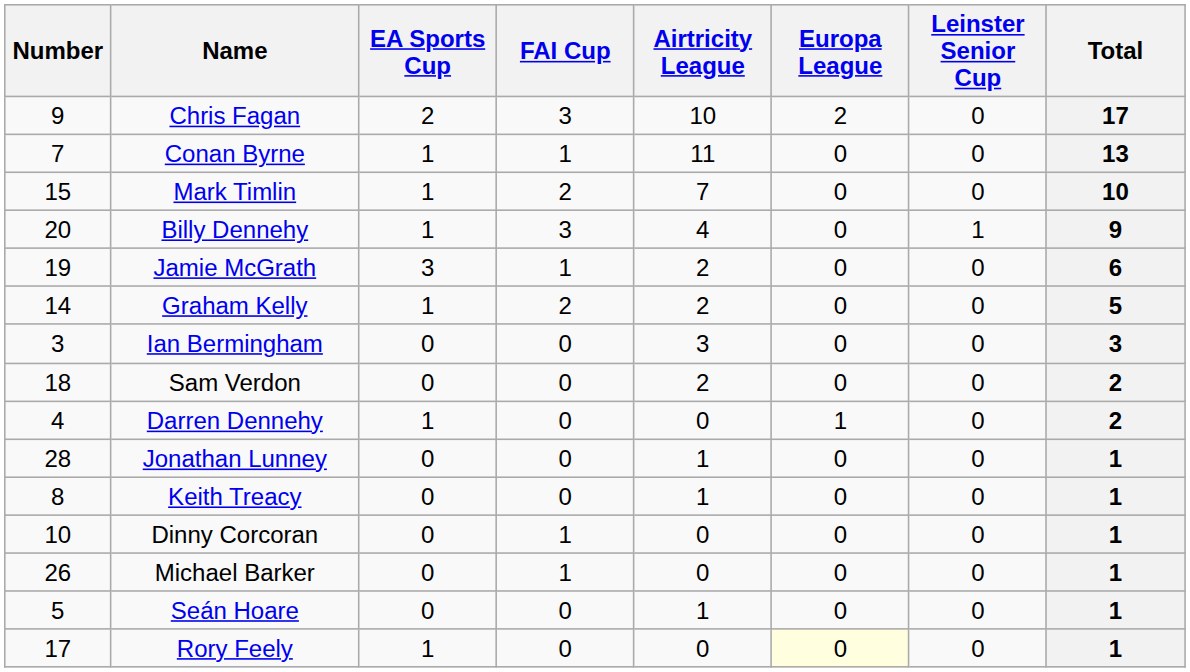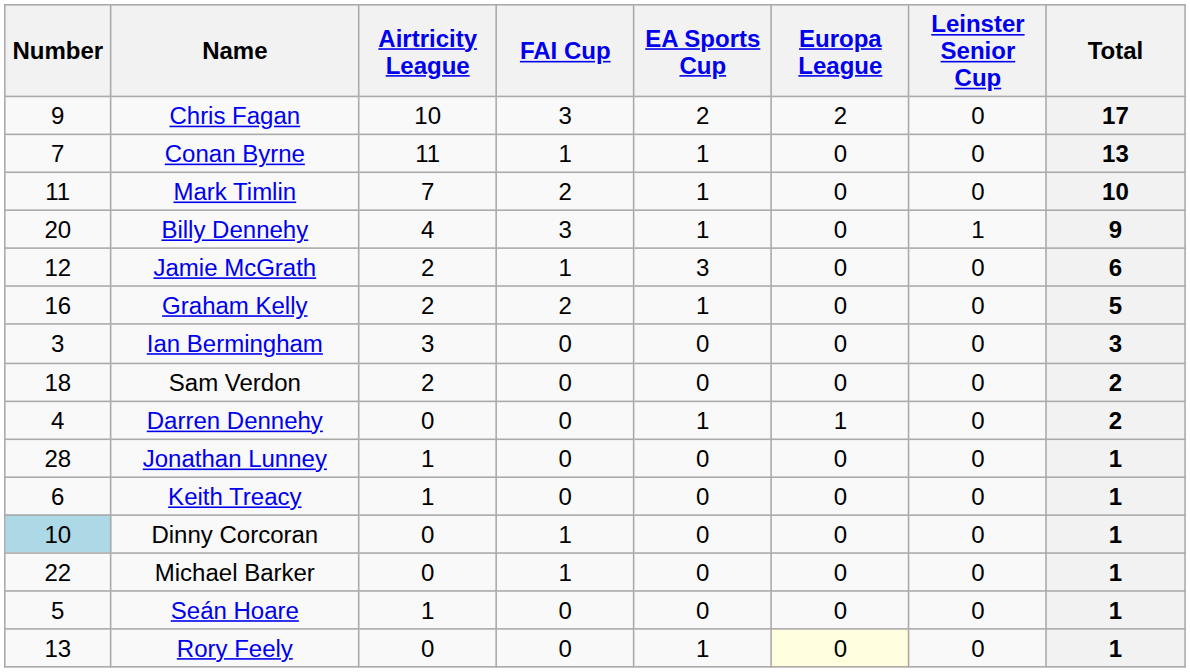columns swapped: (703, 51) <-> (428, 51)
(58, 192) 15 -> (58, 192) 11
(58, 268) 19 -> (58, 268) 12
(58, 306) 14 -> (58, 306) 16
(58, 496) 8 -> (58, 496) 6
(58, 534) no background -> (58, 534) lightblue background
(58, 572) 26 -> (58, 572) 22
(58, 648) 17 -> (58, 648) 13
